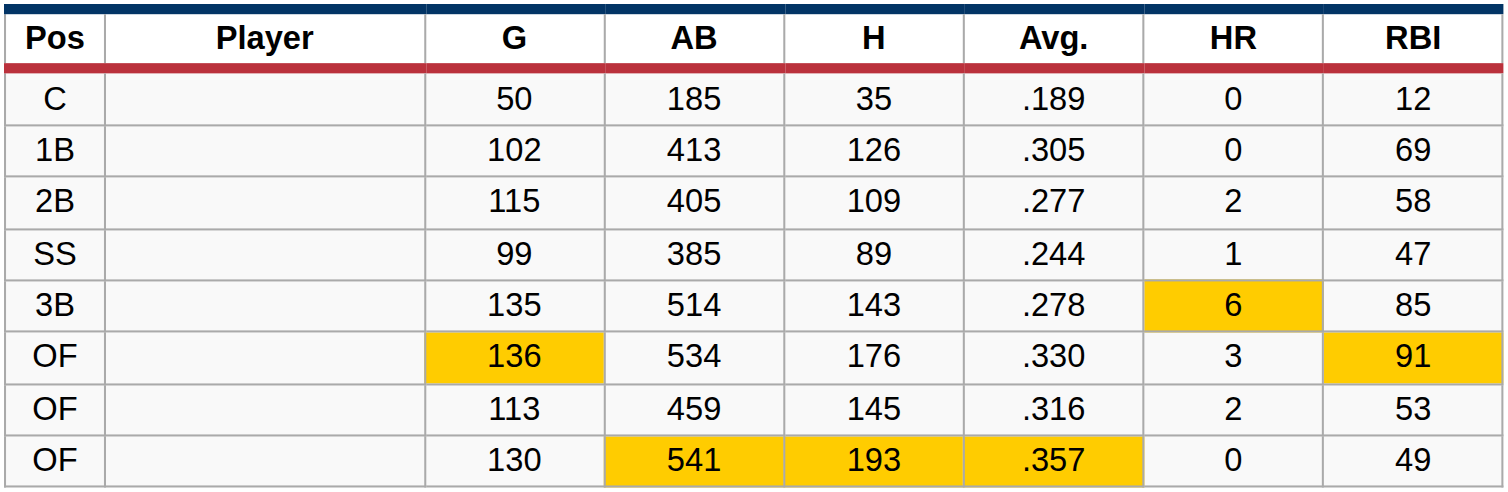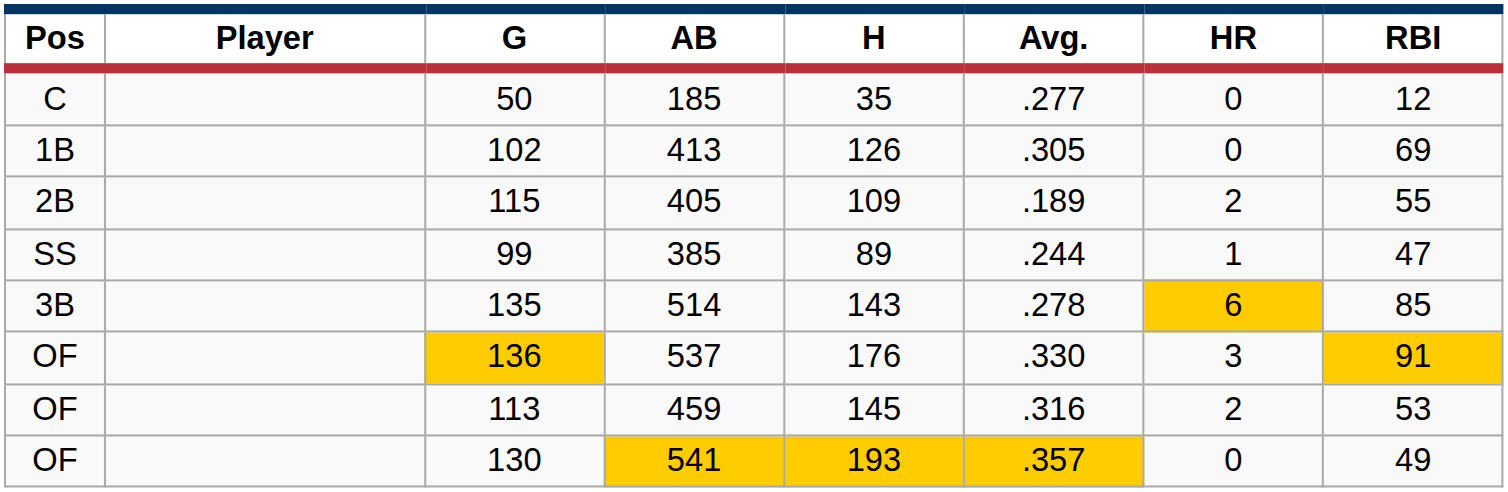(1054, 98) .189 -> (1054, 98) .277
(1054, 201) .277 -> (1054, 201) .189
(1413, 201) 58 -> (1413, 201) 55
(694, 357) 534 -> (694, 357) 537
